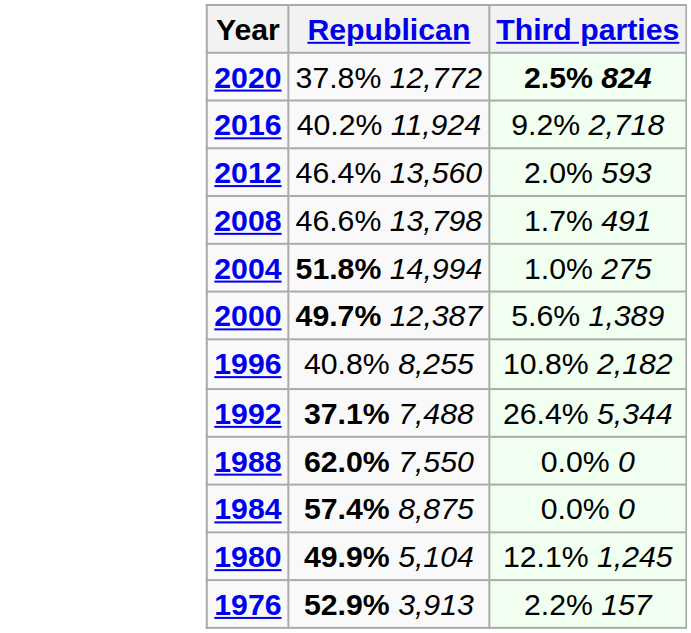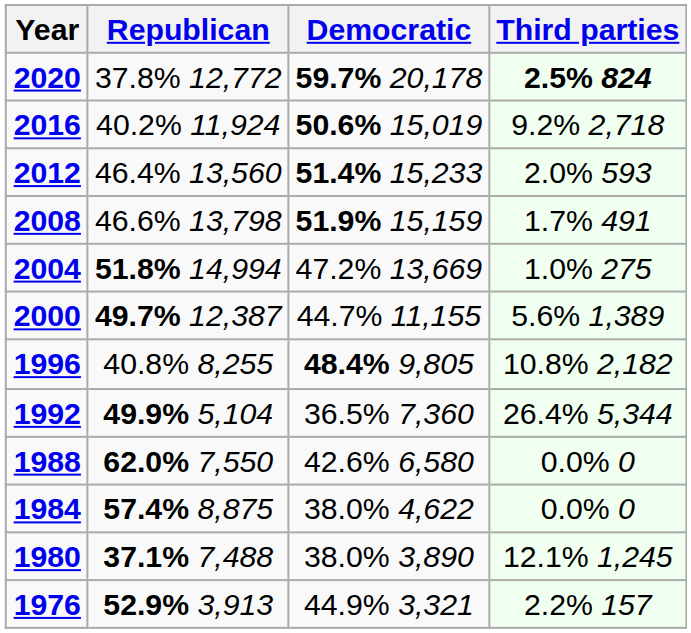+ column: (389, 29)
(389, 412) 37.1% 7,488 -> (188, 412) 49.9% 5,104
(389, 556) 49.9% 5,104 -> (188, 556) 37.1% 7,488
